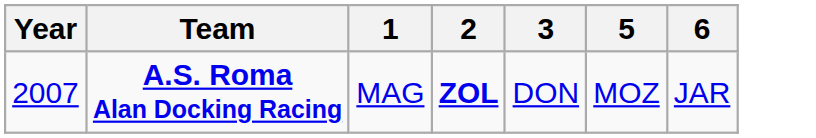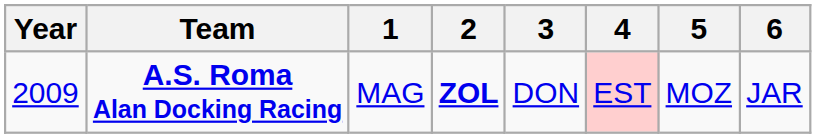+ column: (622, 28)
(45, 92) 2007 -> (45, 92) 2009
